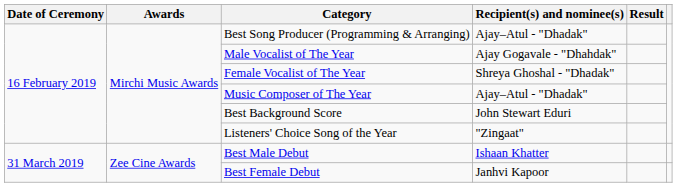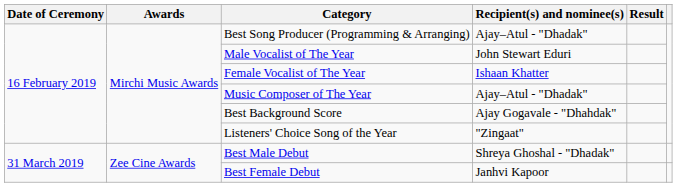(546, 53) Ajay Gogavale - "Dhahdak" -> (523, 53) John Stewart Eduri
(545, 73) Shreya Ghoshal - "Dhadak" -> (512, 73) Ishaan Khatter
(523, 113) John Stewart Eduri -> (546, 113) Ajay Gogavale - "Dhahdak"
(512, 152) Ishaan Khatter -> (545, 152) Shreya Ghoshal - "Dhadak"
